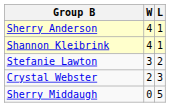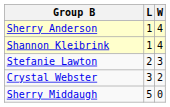columns swapped: (149, 13) <-> (160, 13)
